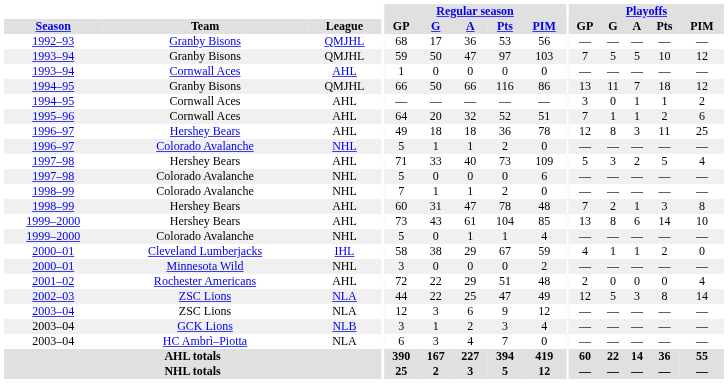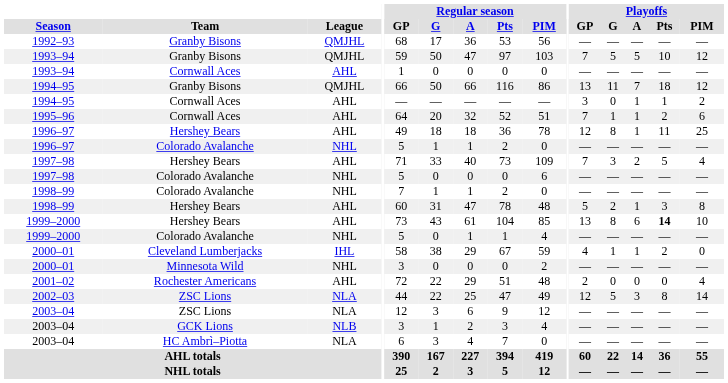(637, 131) 3 -> (637, 131) 1
(585, 161) 5 -> (585, 161) 7
(585, 206) 7 -> (585, 206) 5
(664, 221) normal -> (664, 221) bold
